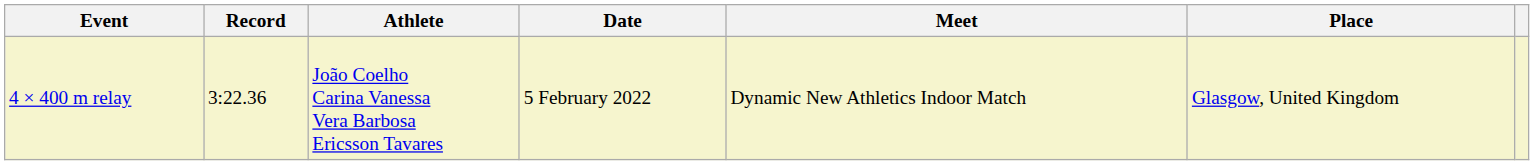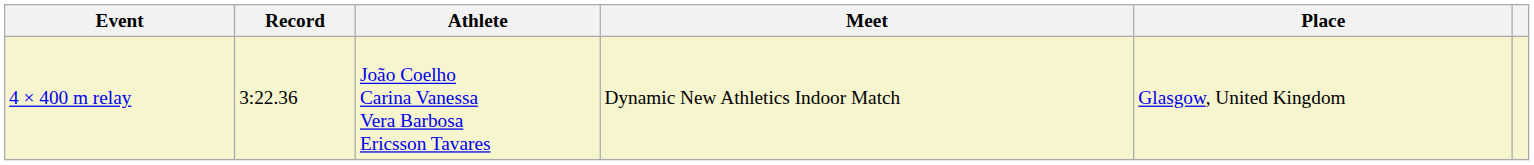- column: (623, 20)
